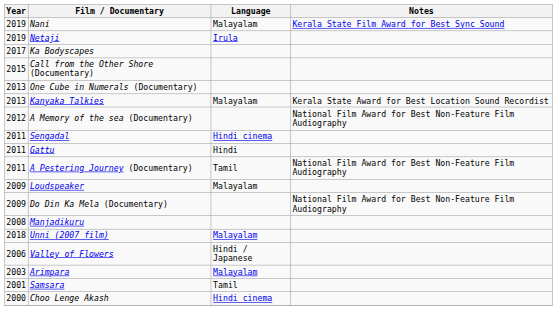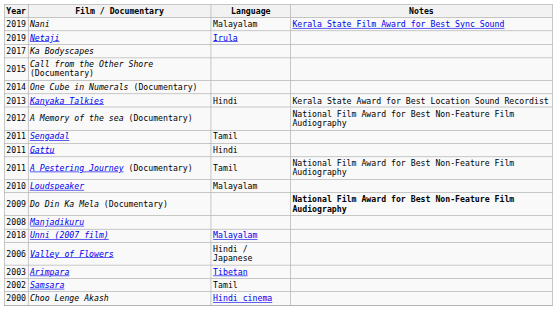(16, 87) 2013 -> (16, 87) 2014
(235, 101) Malayalam -> (225, 101) Hindi
(243, 137) Hindi cinema -> (225, 137) Tamil
(16, 186) 2009 -> (16, 186) 2010
(403, 204) normal -> (403, 204) bold
(235, 272) Malayalam -> (230, 272) Tibetan
(16, 285) 2001 -> (16, 285) 2002
